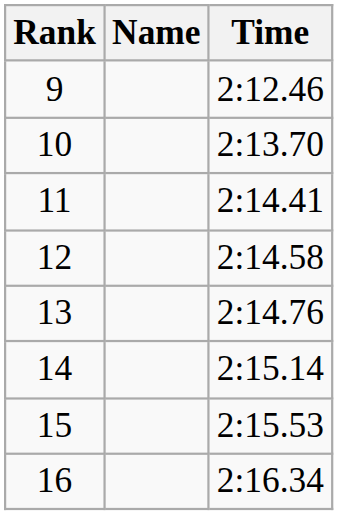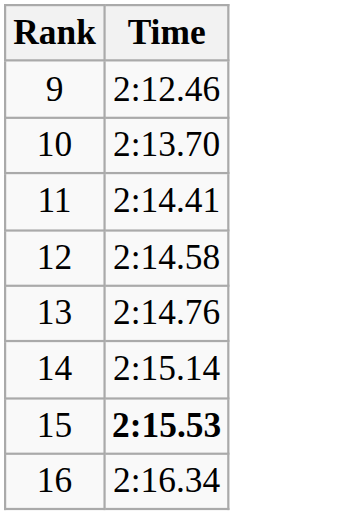- column: (156, 32)
(270, 425) normal -> (167, 425) bold
